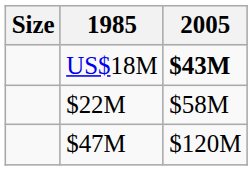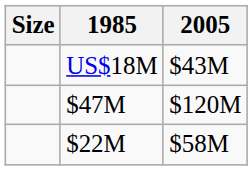(200, 64) bold -> (199, 64) normal
rows swapped: (96, 104) <-> (96, 144)
